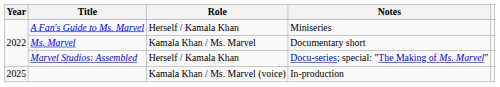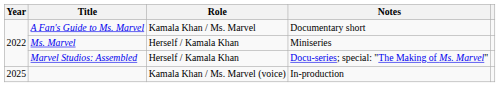(194, 27) Herself / Kamala Khan -> (202, 27) Kamala Khan / Ms. Marvel
(311, 27) Miniseries -> (328, 27) Documentary short
(202, 43) Kamala Khan / Ms. Marvel -> (194, 43) Herself / Kamala Khan
(328, 43) Documentary short -> (311, 43) Miniseries
